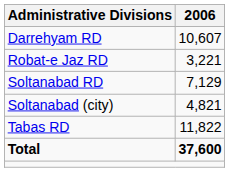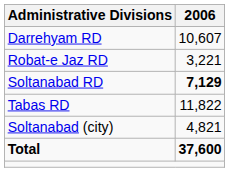(204, 82) normal -> (204, 82) bold
rows swapped: (39, 127) <-> (61, 104)
